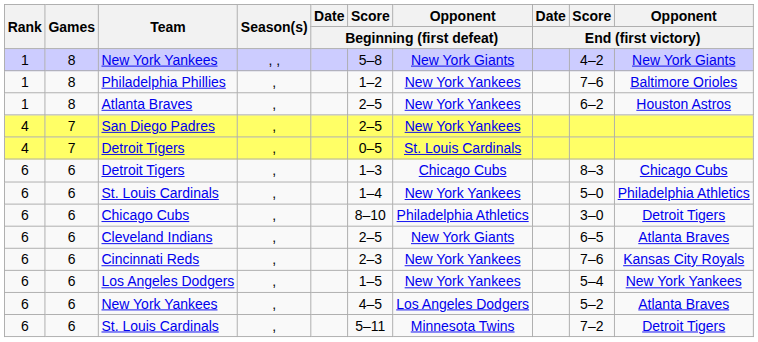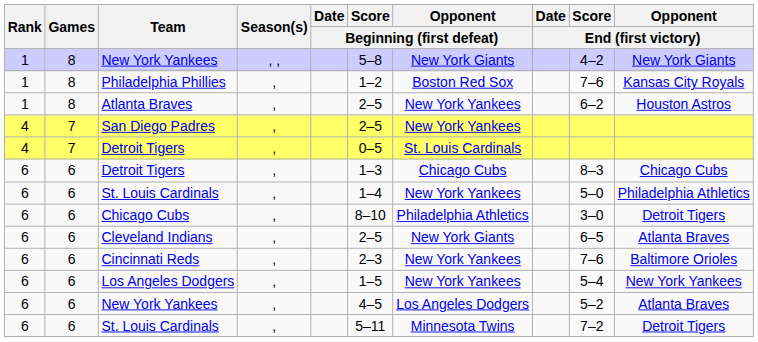(463, 82) New York Yankees -> (463, 82) Boston Red Sox
(684, 82) Baltimore Orioles -> (684, 82) Kansas City Royals
(684, 259) Kansas City Royals -> (684, 259) Baltimore Orioles
